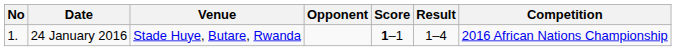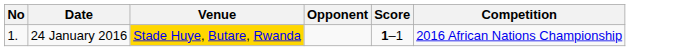- column: (436, 14)
(217, 35) no background -> (217, 35) gold background
